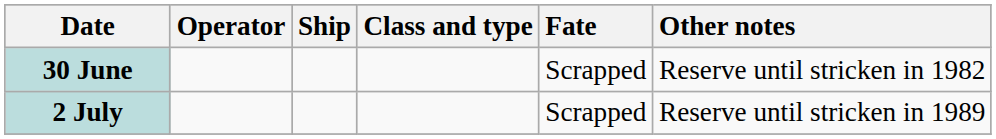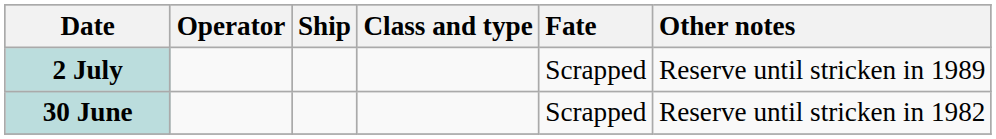rows swapped: (88, 69) <-> (88, 112)
